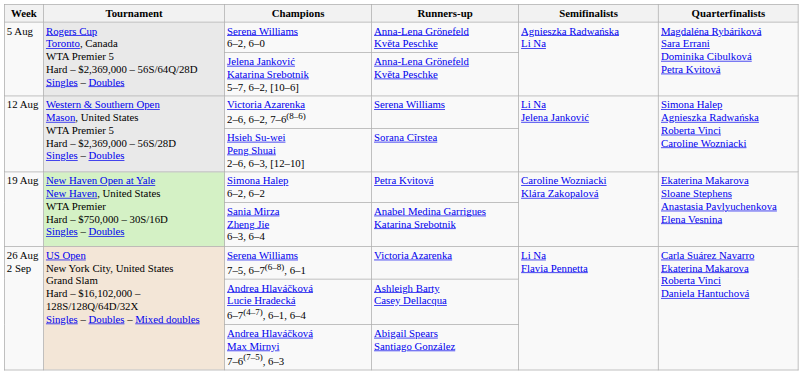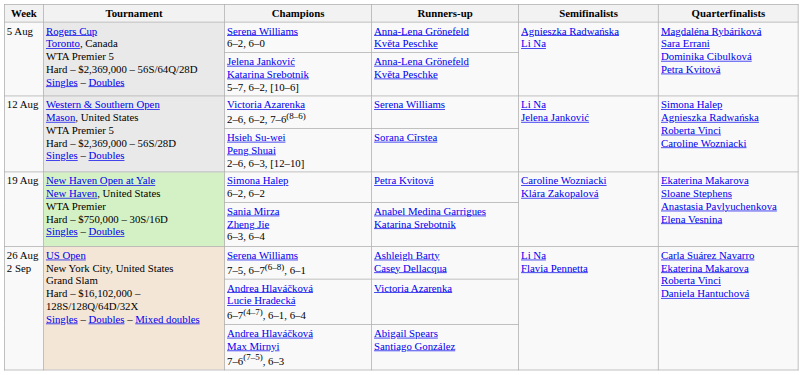(413, 255) Victoria Azarenka -> (410, 261) Ashleigh Barty Casey Dellacqua
(410, 294) Ashleigh Barty Casey Dellacqua -> (413, 288) Victoria Azarenka
